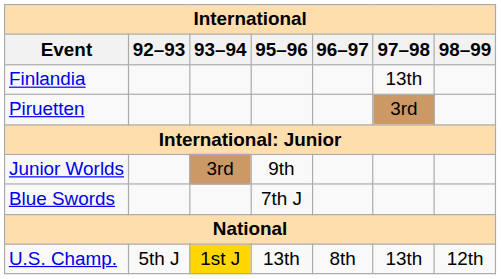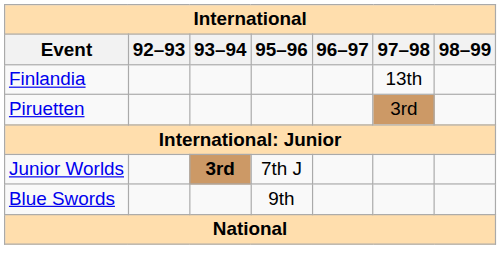(220, 169) normal -> (220, 169) bold
(281, 169) 9th -> (281, 169) 7th J
(281, 199) 7th J -> (281, 199) 9th
- row: (63, 259)
